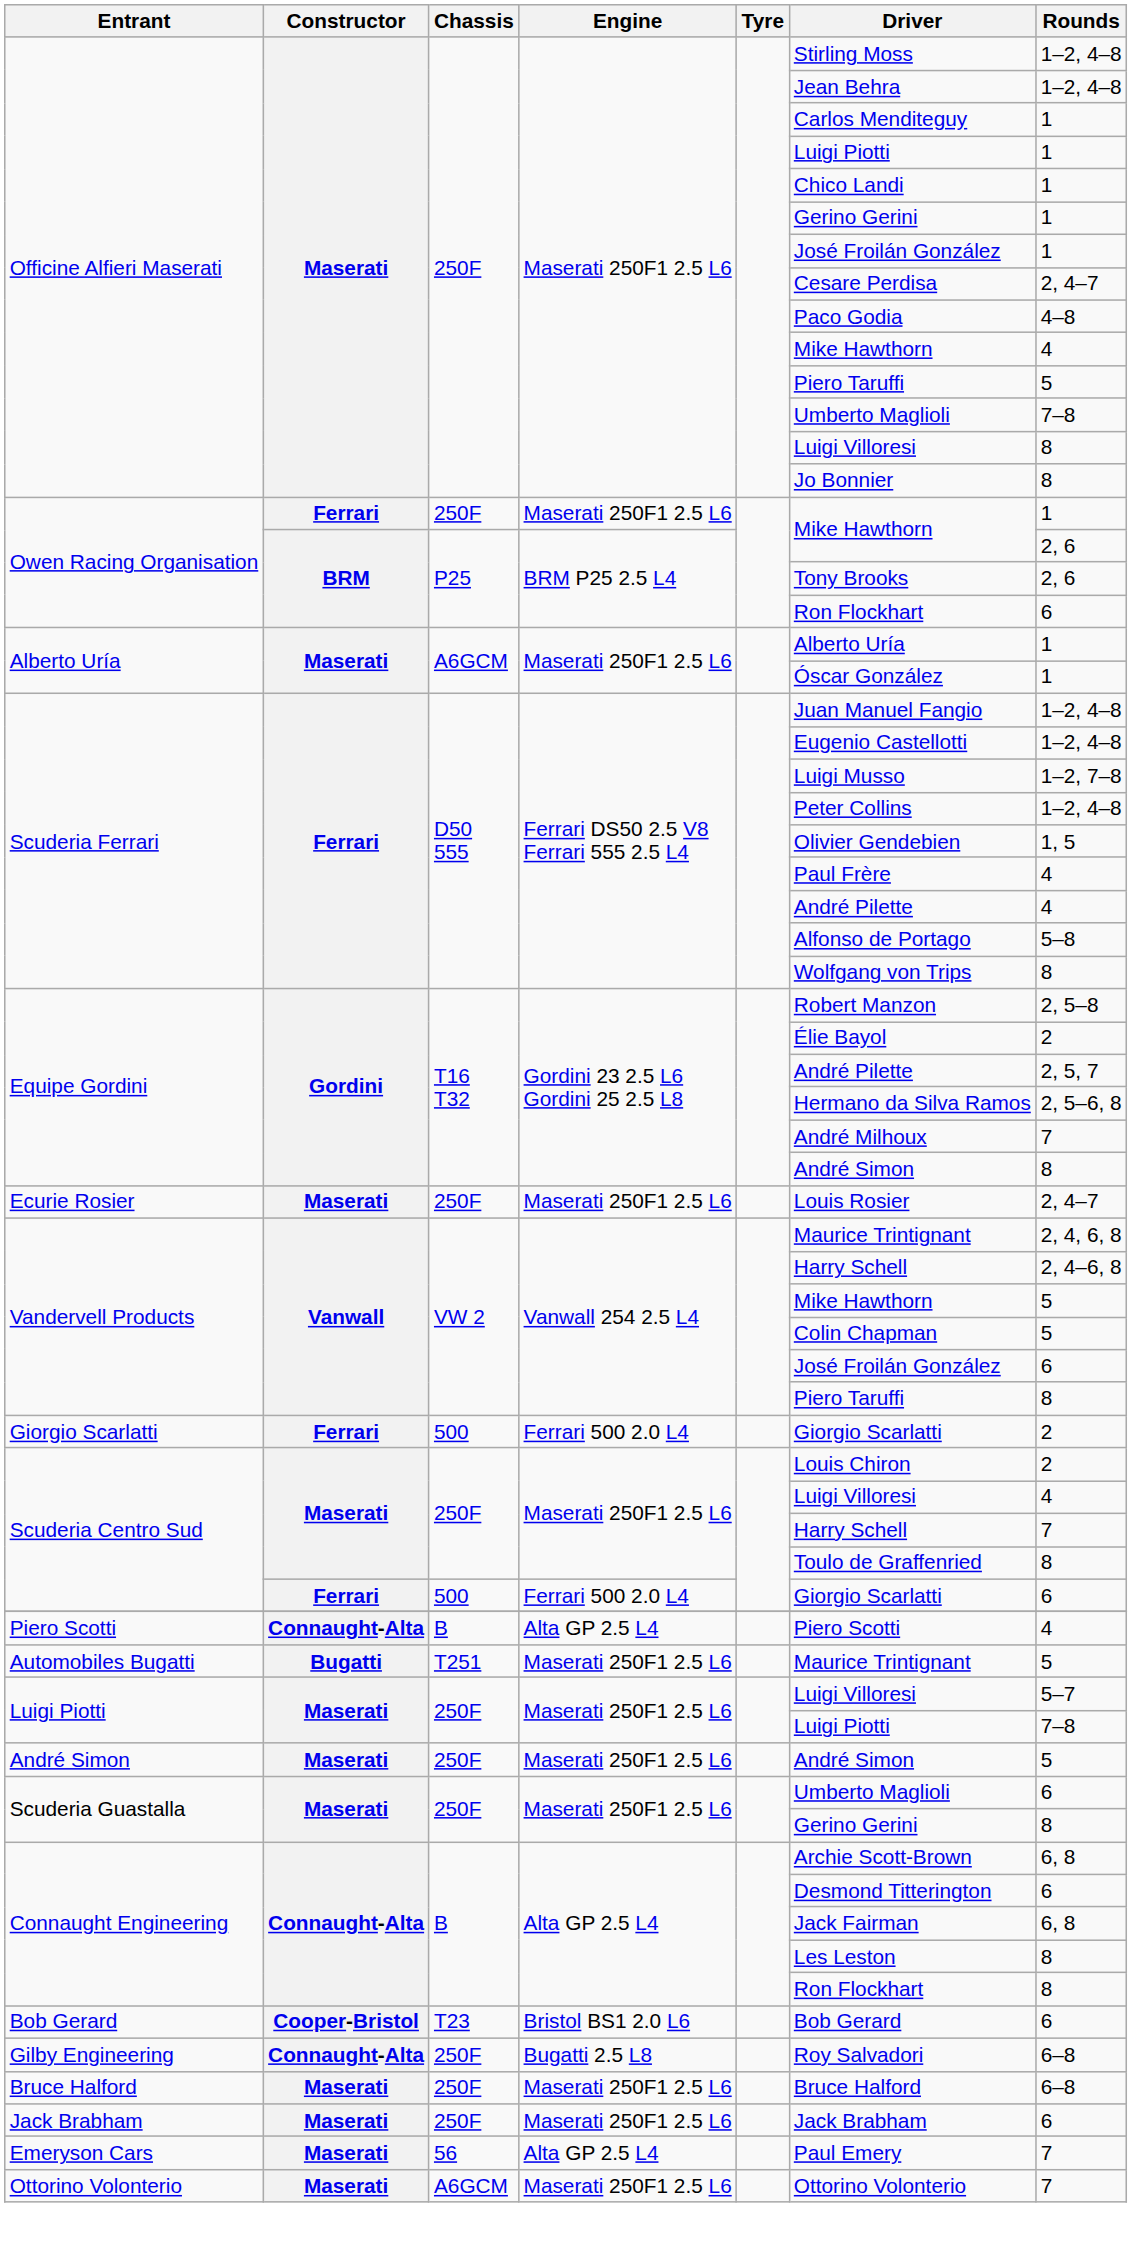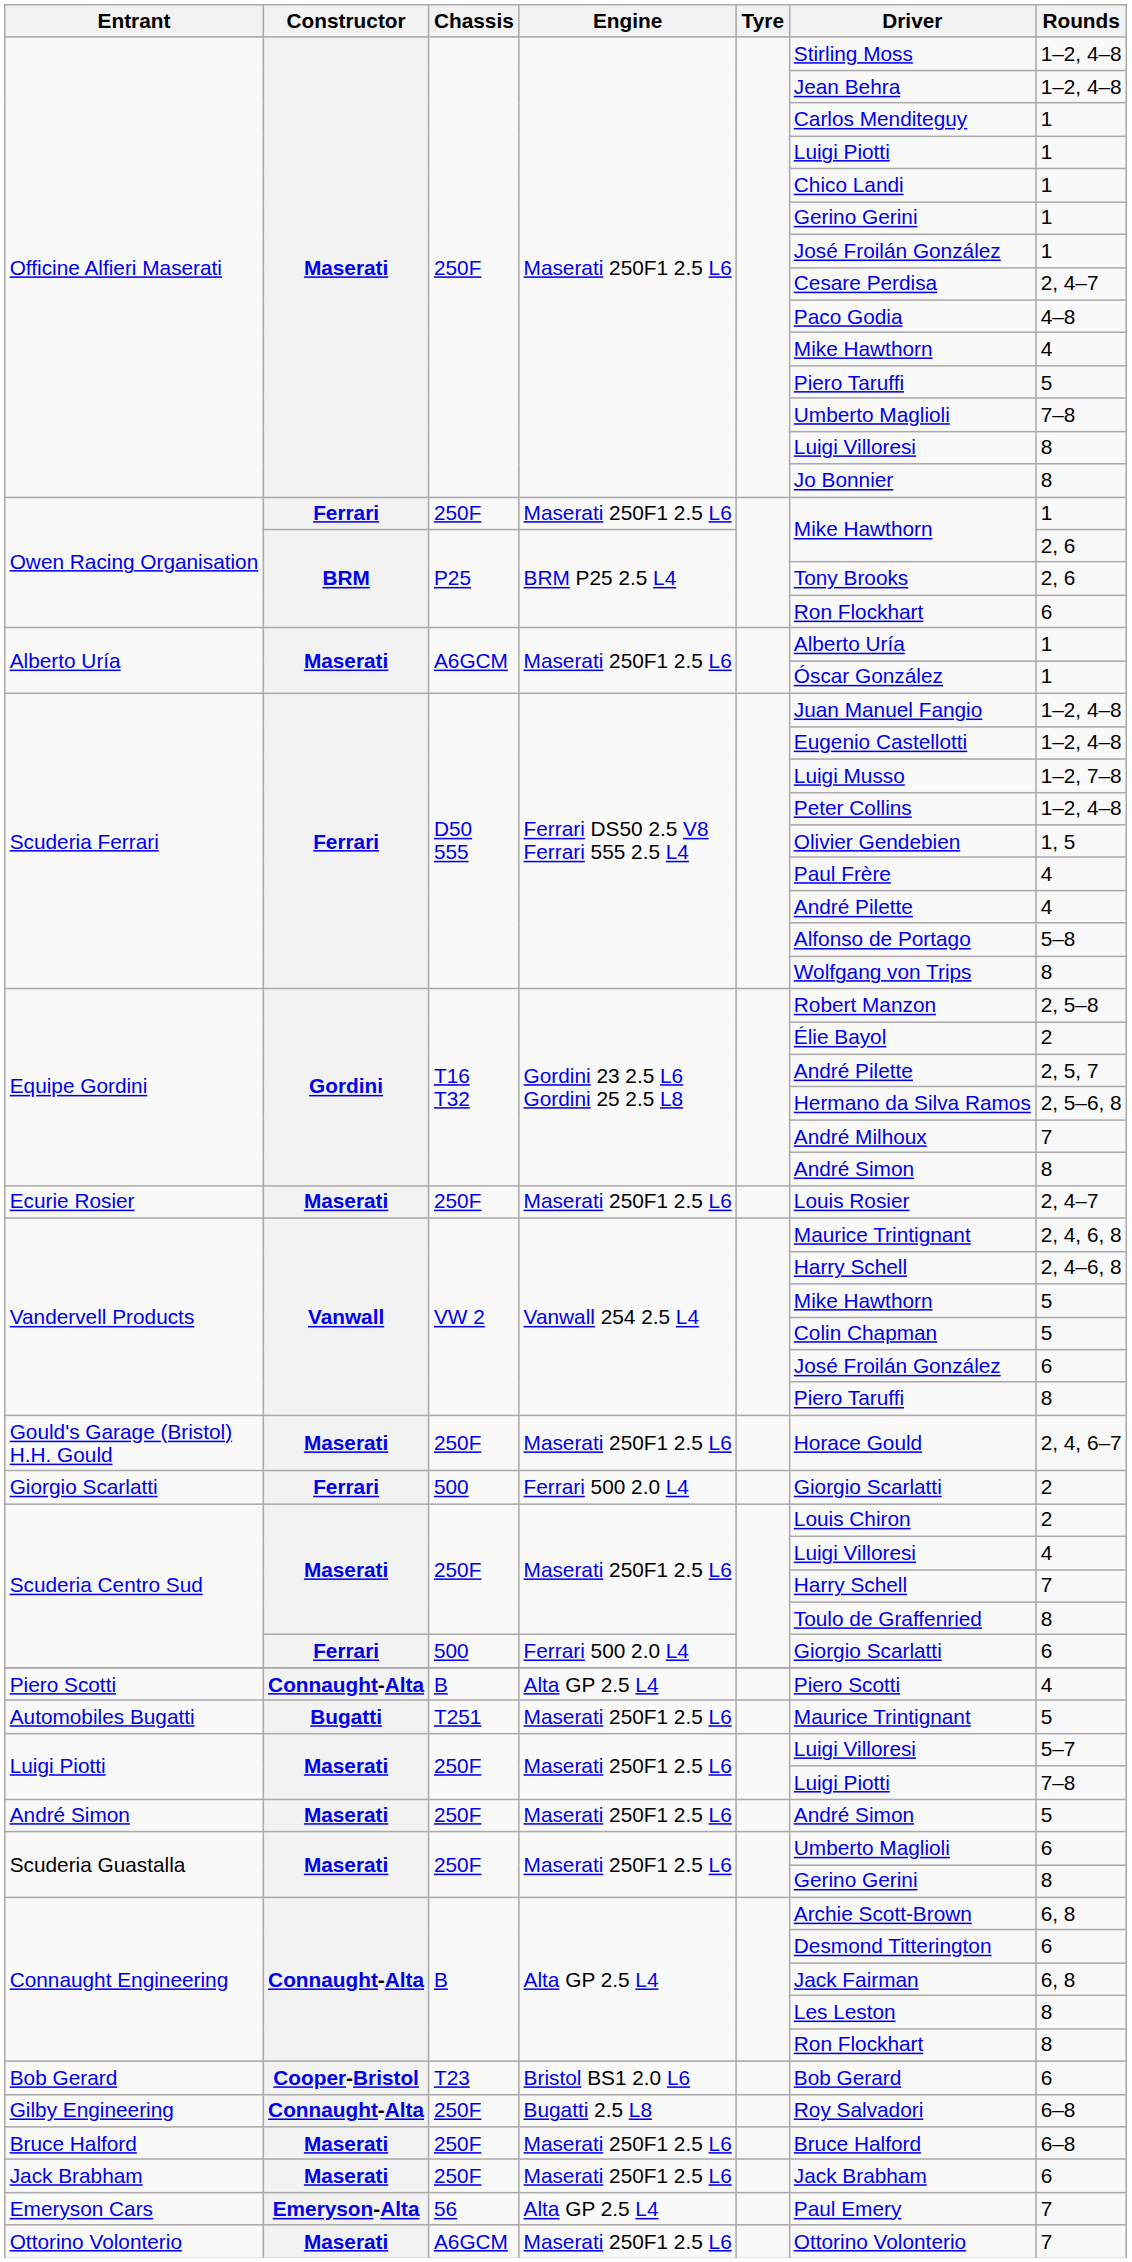+ row: (121, 1443)
(346, 2153) Maserati -> (346, 2208) Emeryson-Alta
